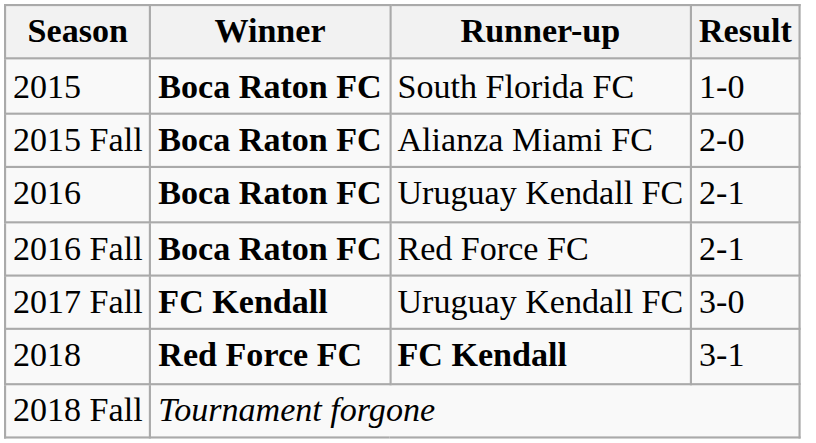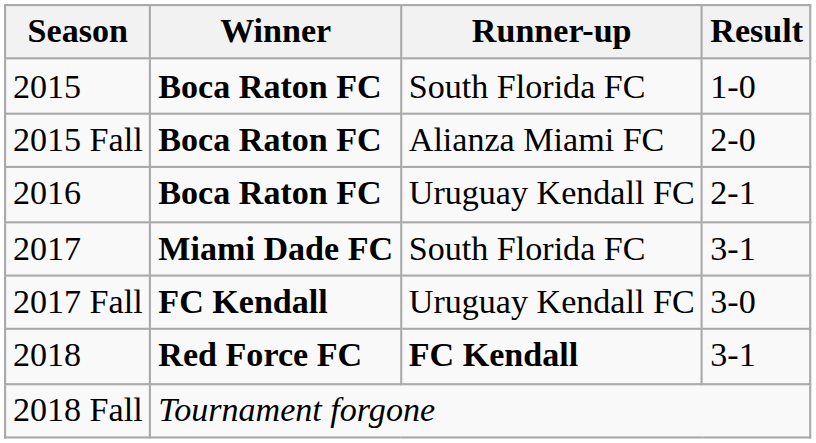- row: (78, 247)
+ row: (47, 247)
